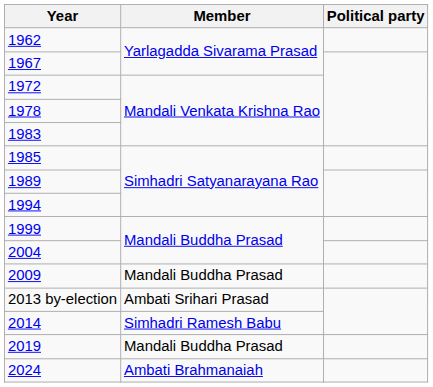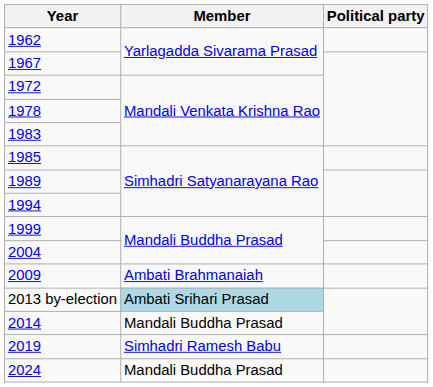(203, 275) Mandali Buddha Prasad -> (193, 275) Ambati Brahmanaiah
(196, 299) no background -> (196, 299) lightblue background
(203, 323) Simhadri Ramesh Babu -> (203, 323) Mandali Buddha Prasad
(203, 346) Mandali Buddha Prasad -> (203, 346) Simhadri Ramesh Babu
(193, 370) Ambati Brahmanaiah -> (203, 370) Mandali Buddha Prasad
